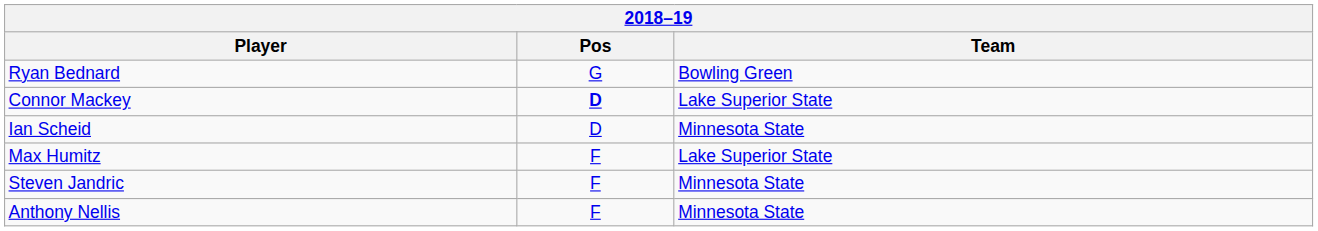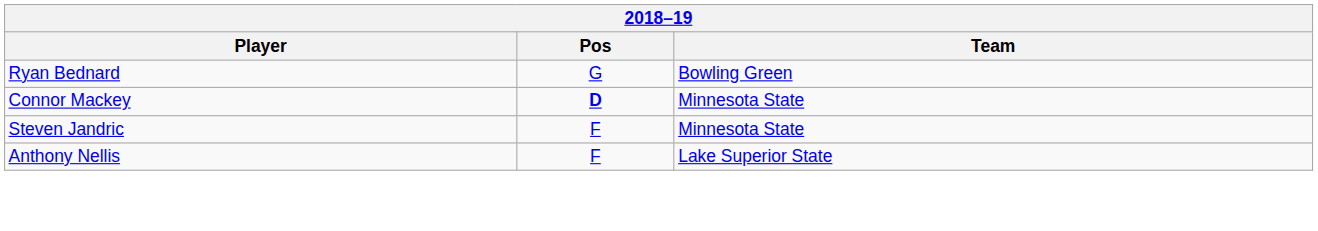(755, 101) Lake Superior State -> (741, 101) Minnesota State
- row: (50, 128)
- row: (55, 156)
(741, 211) Minnesota State -> (755, 156) Lake Superior State
